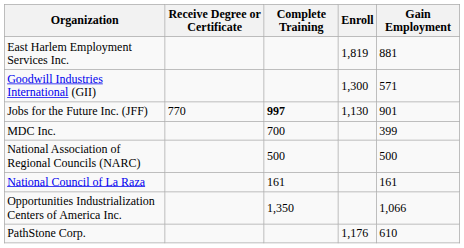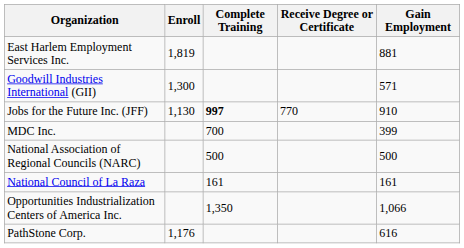columns swapped: (357, 20) <-> (215, 20)
(388, 111) 901 -> (388, 111) 910
(388, 233) 610 -> (388, 233) 616
